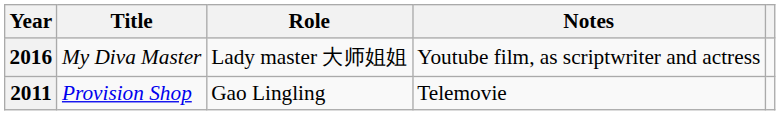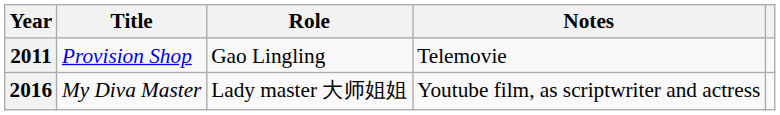rows swapped: (31, 57) <-> (31, 92)
